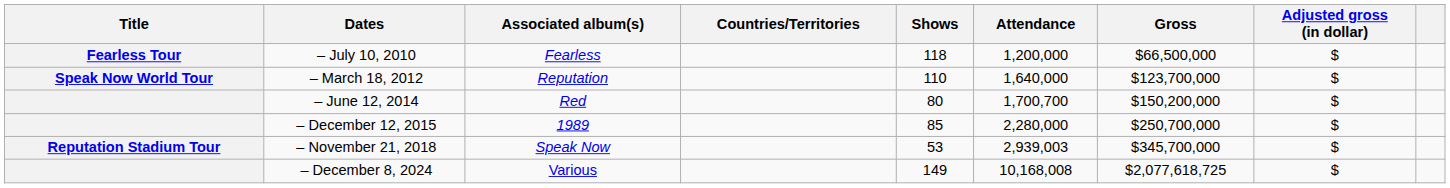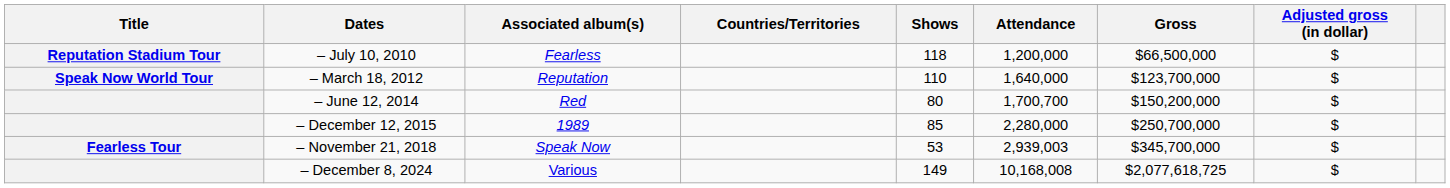(134, 55) Fearless Tour -> (134, 55) Reputation Stadium Tour
(134, 147) Reputation Stadium Tour -> (134, 147) Fearless Tour
